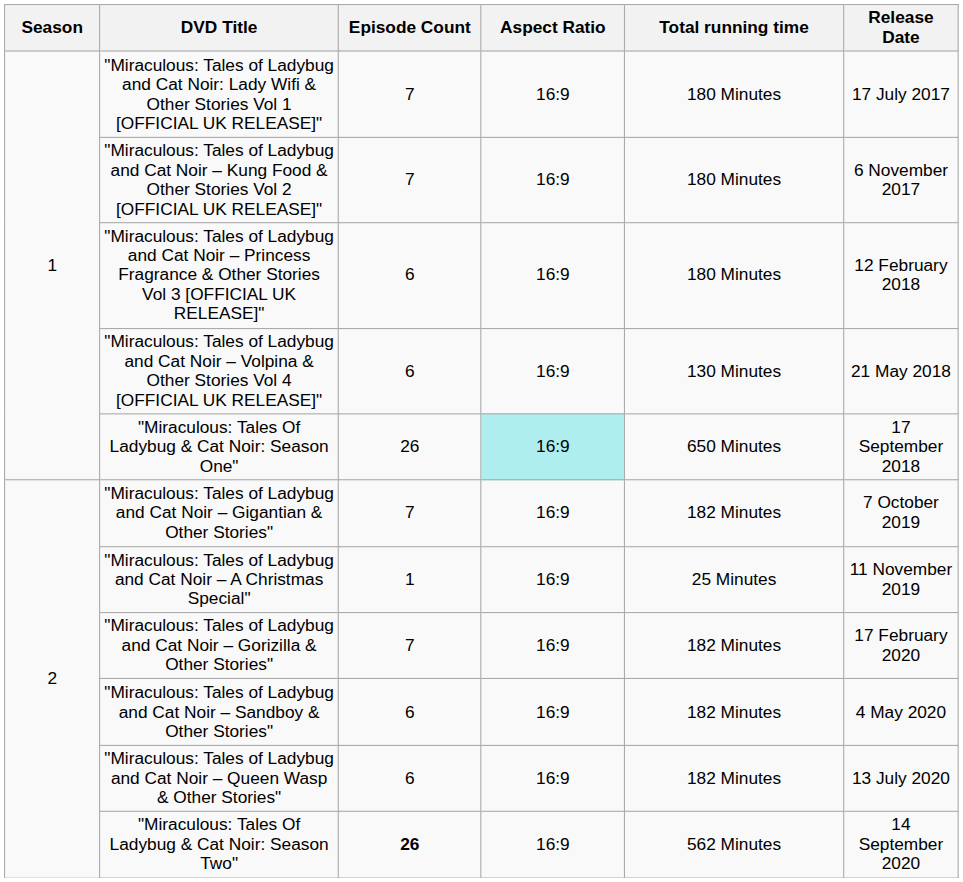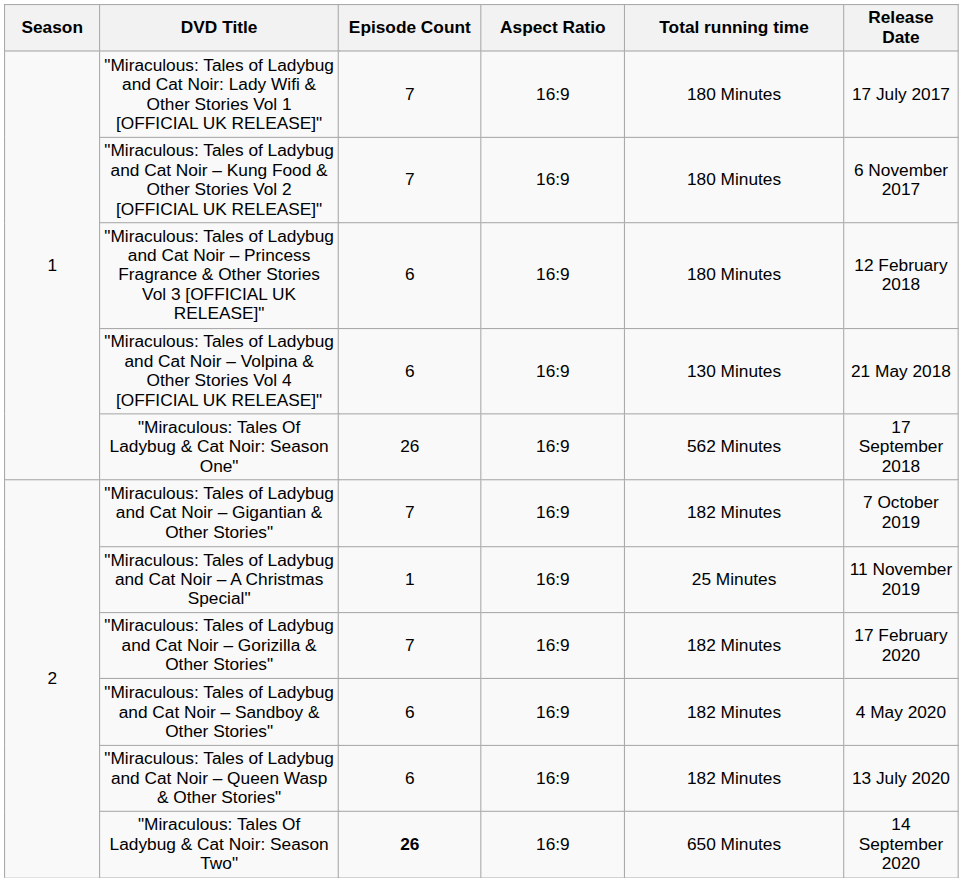(553, 446) paleturquoise background -> (553, 446) no background
(734, 446) 650 Minutes -> (734, 446) 562 Minutes
(734, 844) 562 Minutes -> (734, 844) 650 Minutes
